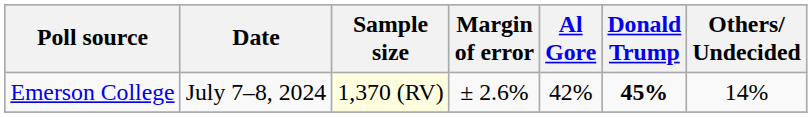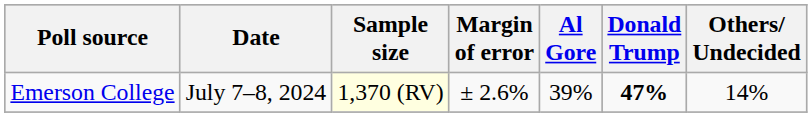(571, 91) 42% -> (571, 91) 39%
(644, 91) 45% -> (644, 91) 47%
